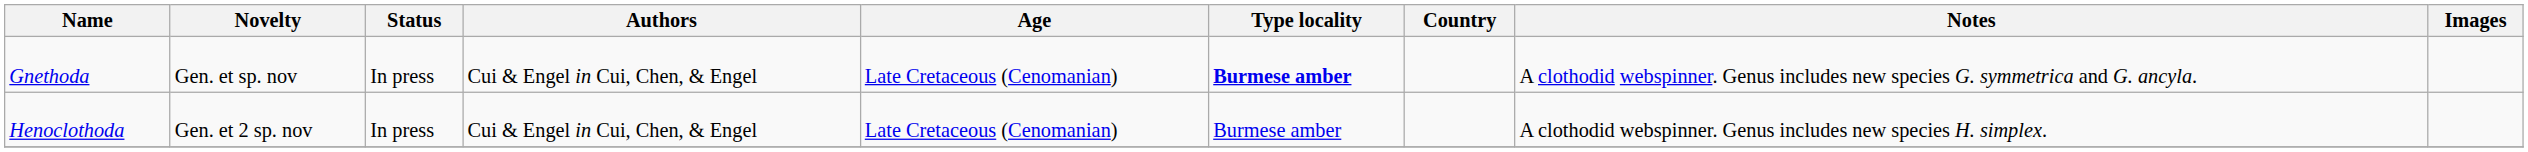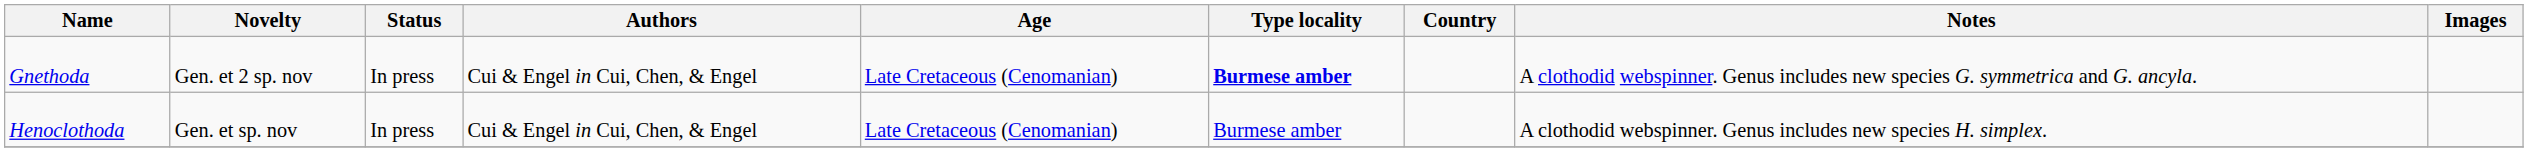(236, 75) Gen. et sp. nov -> (244, 75) Gen. et 2 sp. nov
(244, 130) Gen. et 2 sp. nov -> (236, 130) Gen. et sp. nov
